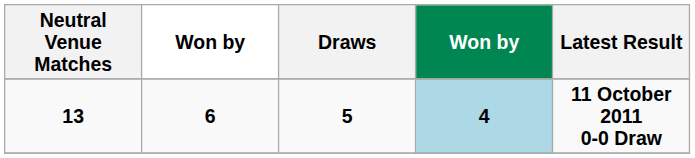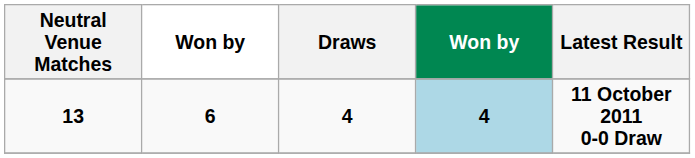(347, 116) 5 -> (347, 116) 4
